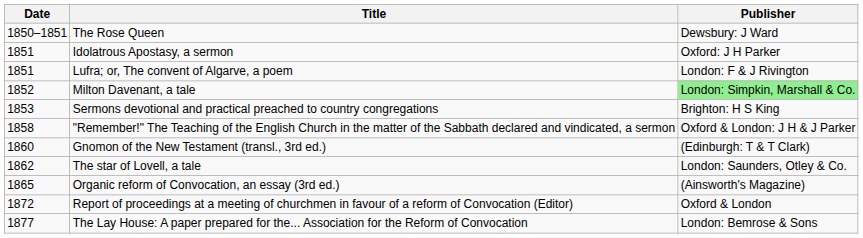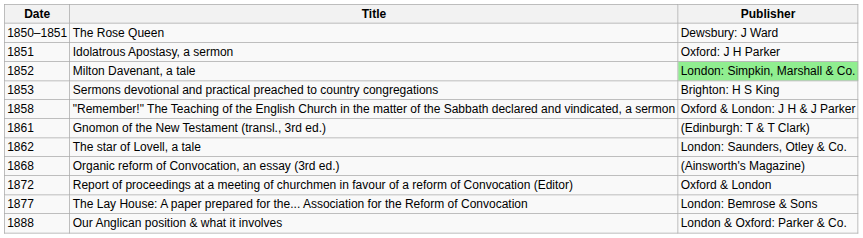- row: (183, 71)
(20, 147) 1860 -> (20, 128) 1861
(20, 185) 1865 -> (20, 166) 1868
+ row: (177, 223)
